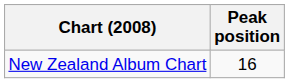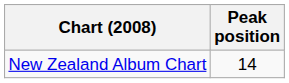(247, 63) 16 -> (247, 63) 14
